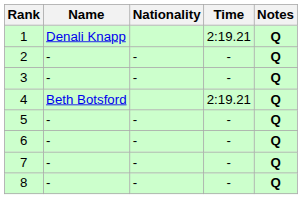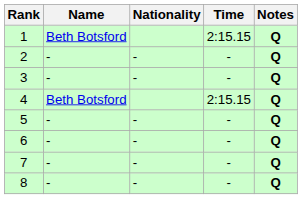(86, 36) Denali Knapp -> (86, 36) Beth Botsford
(229, 36) 2:19.21 -> (229, 36) 2:15.15
(229, 99) 2:19.21 -> (229, 99) 2:15.15
